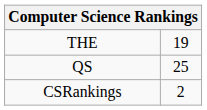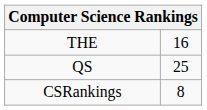(181, 42) 19 -> (181, 42) 16
(181, 92) 2 -> (181, 92) 8
